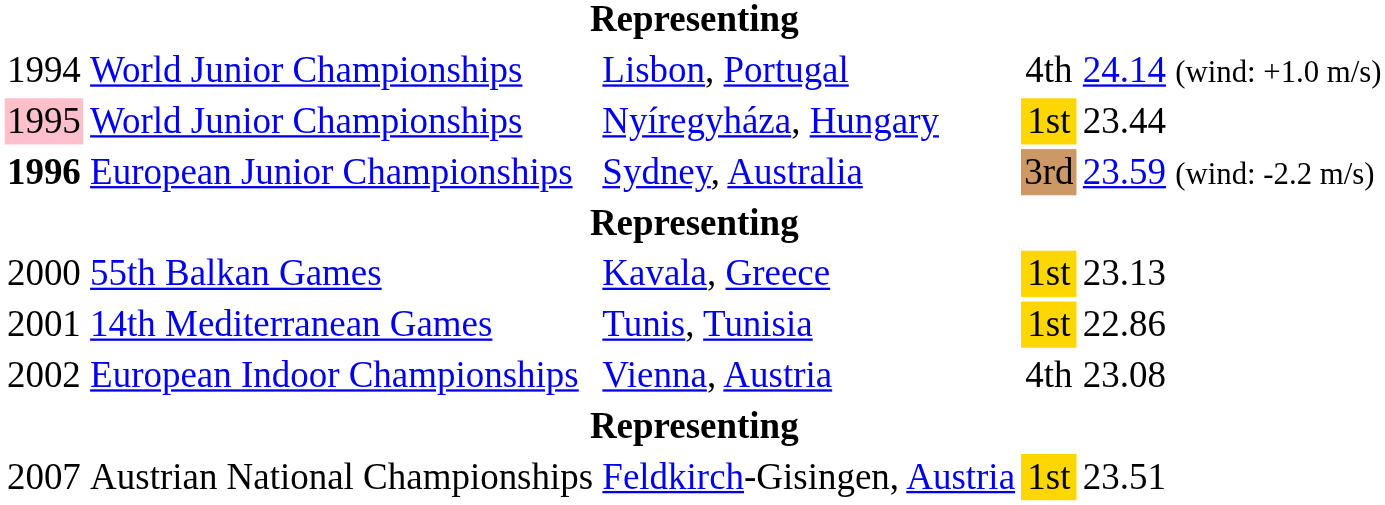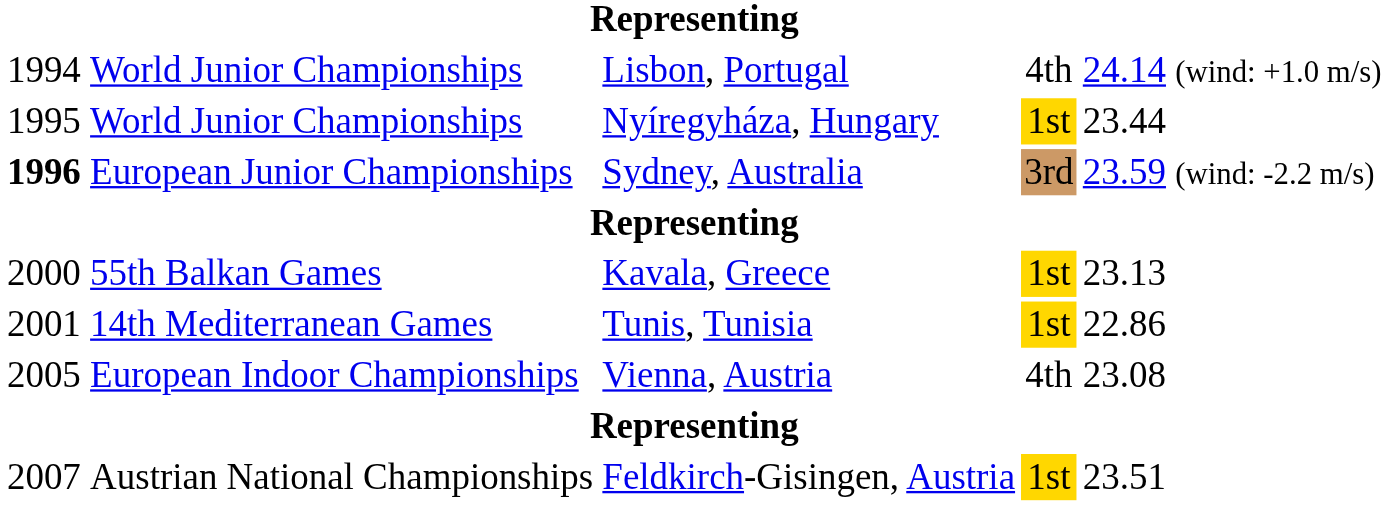(44, 120) pink background -> (44, 120) no background
(44, 374) 2002 -> (44, 374) 2005
